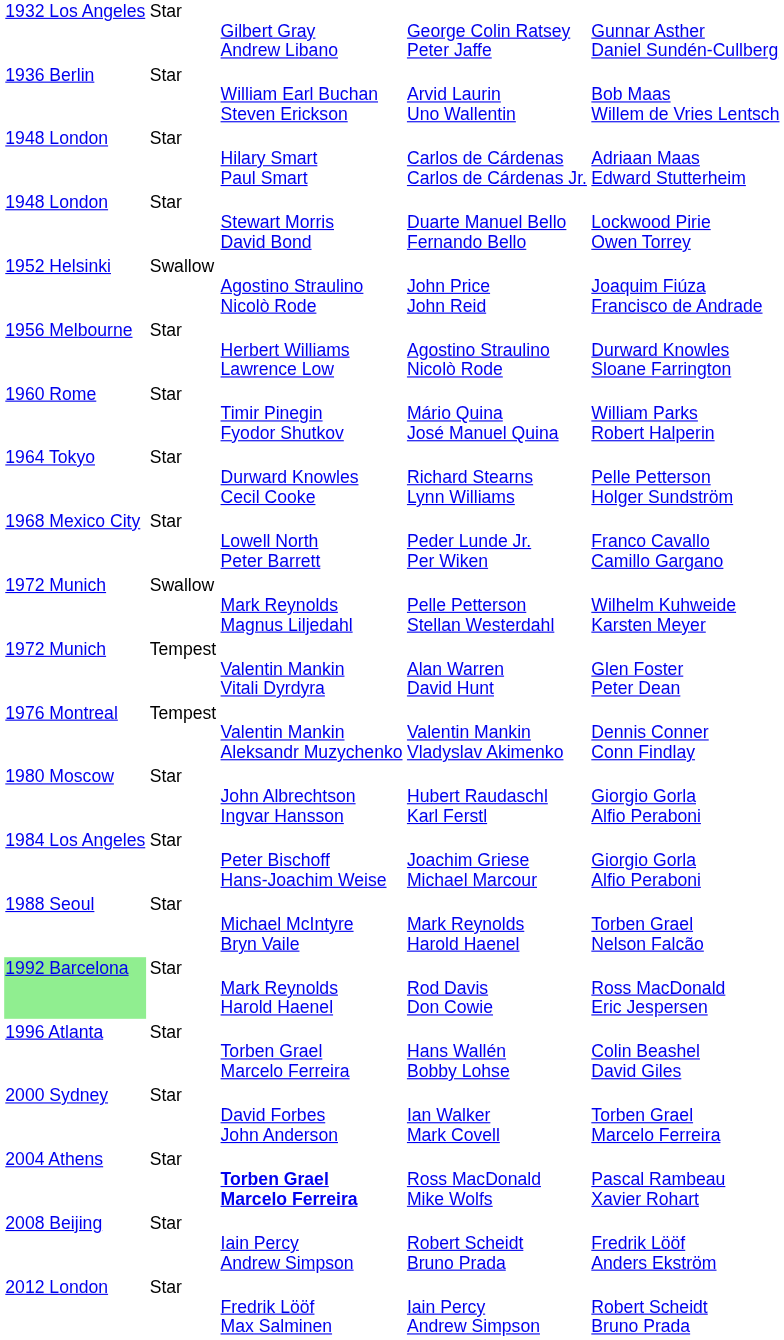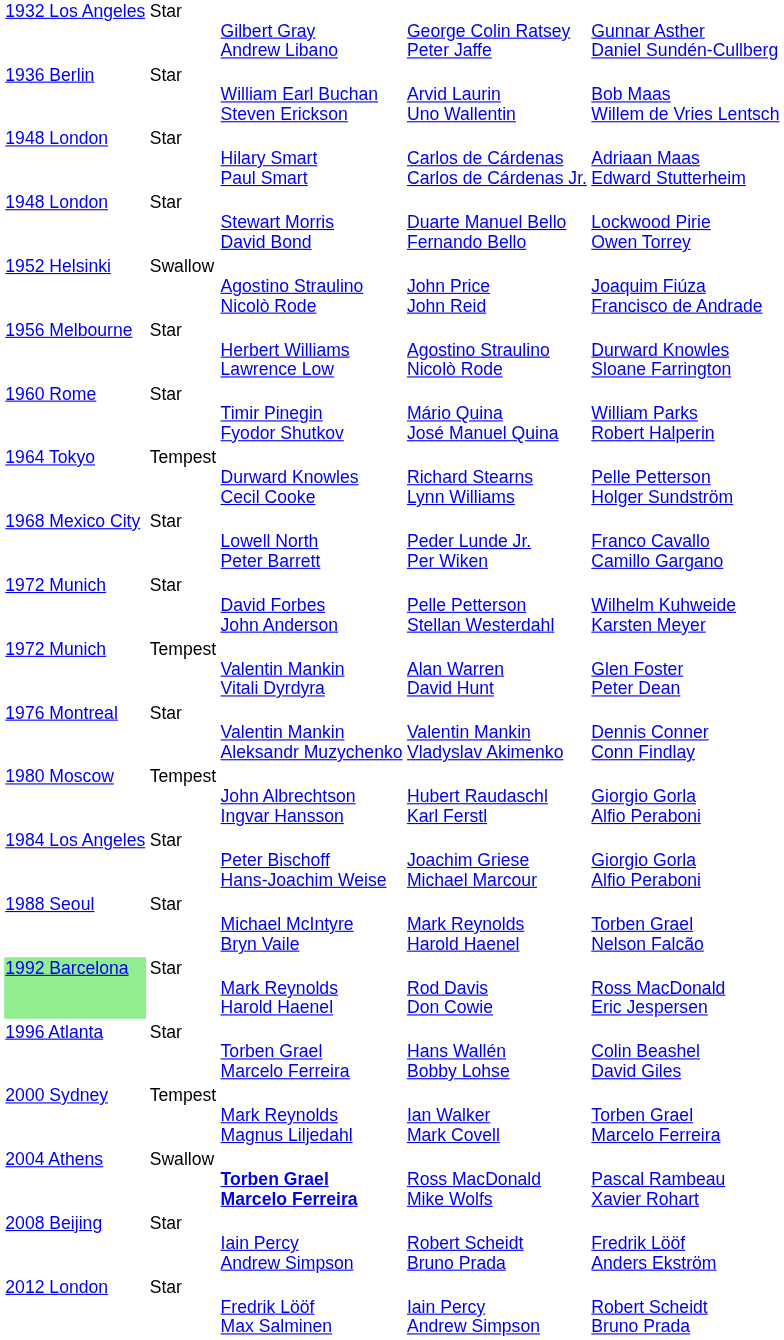(166, 457) Star -> (183, 457) Tempest
(182, 585) Swallow -> (166, 585) Star
(287, 615) Mark Reynolds Magnus Liljedahl -> (279, 615) David Forbes John Anderson
(183, 712) Tempest -> (166, 712) Star
(166, 776) Star -> (183, 776) Tempest
(166, 1095) Star -> (183, 1095) Tempest
(279, 1125) David Forbes John Anderson -> (287, 1125) Mark Reynolds Magnus Liljedahl
(166, 1159) Star -> (182, 1159) Swallow
